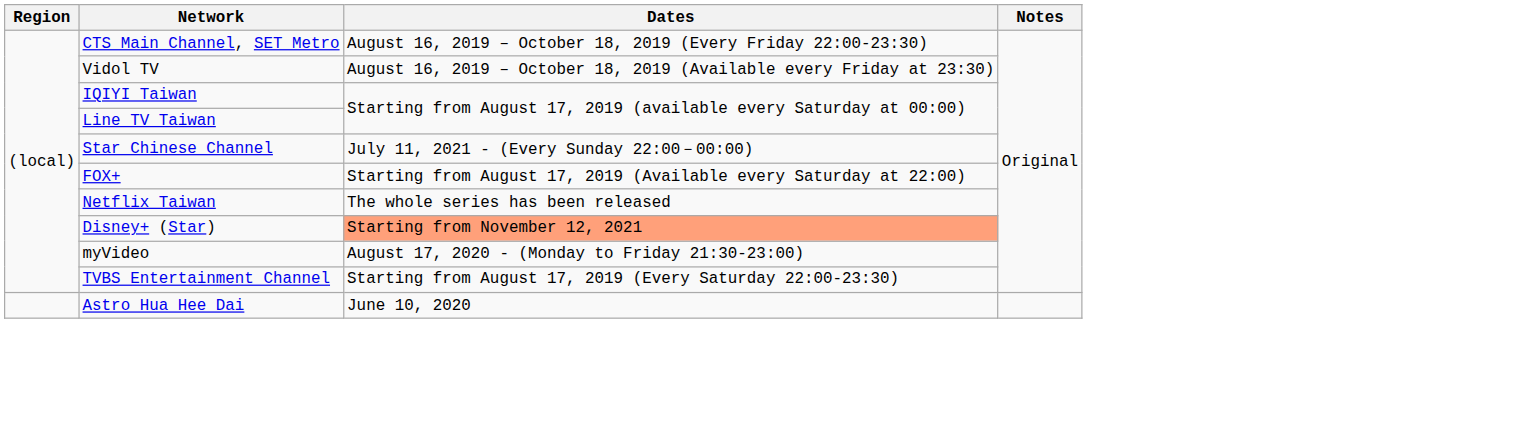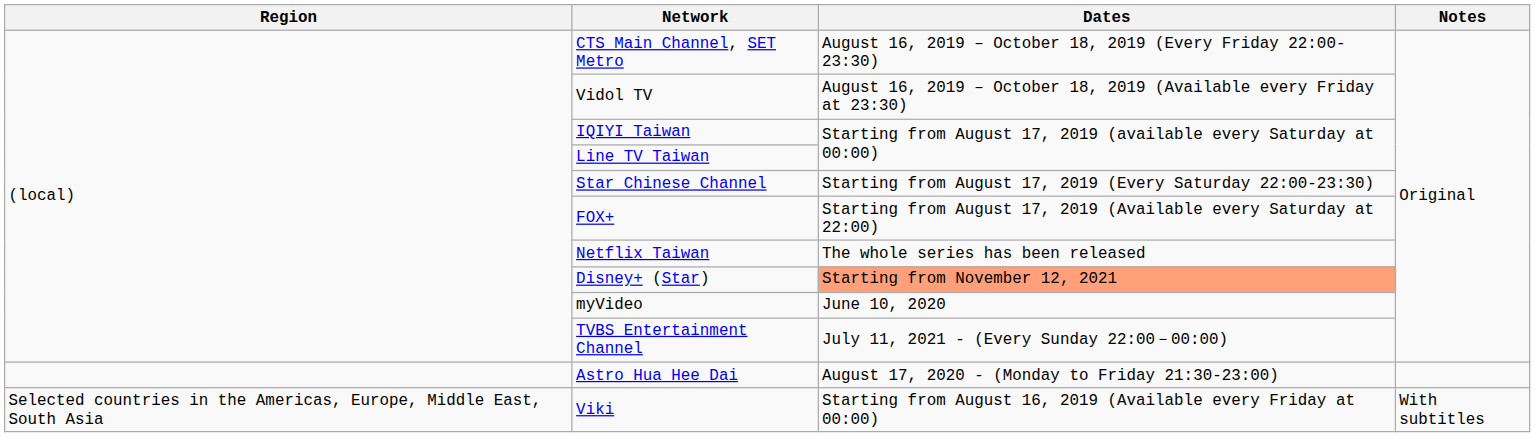(550, 149) July 11, 2021 - (Every Sunday 22:00－00:00) -> (1098, 183) Starting from August 17, 2019 (Every Saturday 22:00-23:30)
(576, 254) August 17, 2020 - (Monday to Friday 21:30-23:00) -> (884, 305) June 10, 2020
(623, 280) Starting from August 17, 2019 (Every Saturday 22:00-23:30) -> (1025, 341) July 11, 2021 - (Every Sunday 22:00－00:00)
(409, 306) June 10, 2020 -> (1050, 375) August 17, 2020 - (Monday to Friday 21:30-23:00)
+ row: (595, 410)
